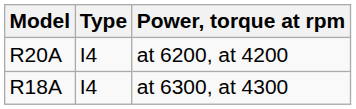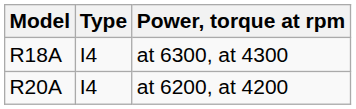rows swapped: (36, 87) <-> (36, 54)
